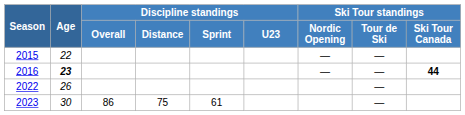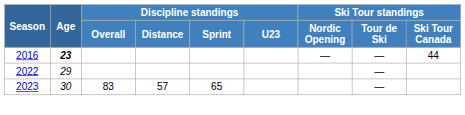- row: (27, 55)
(433, 71) bold -> (433, 55) normal
(66, 87) 26 -> (66, 71) 29
(108, 103) 86 -> (108, 87) 83
(163, 103) 75 -> (163, 87) 57
(217, 103) 61 -> (217, 87) 65
